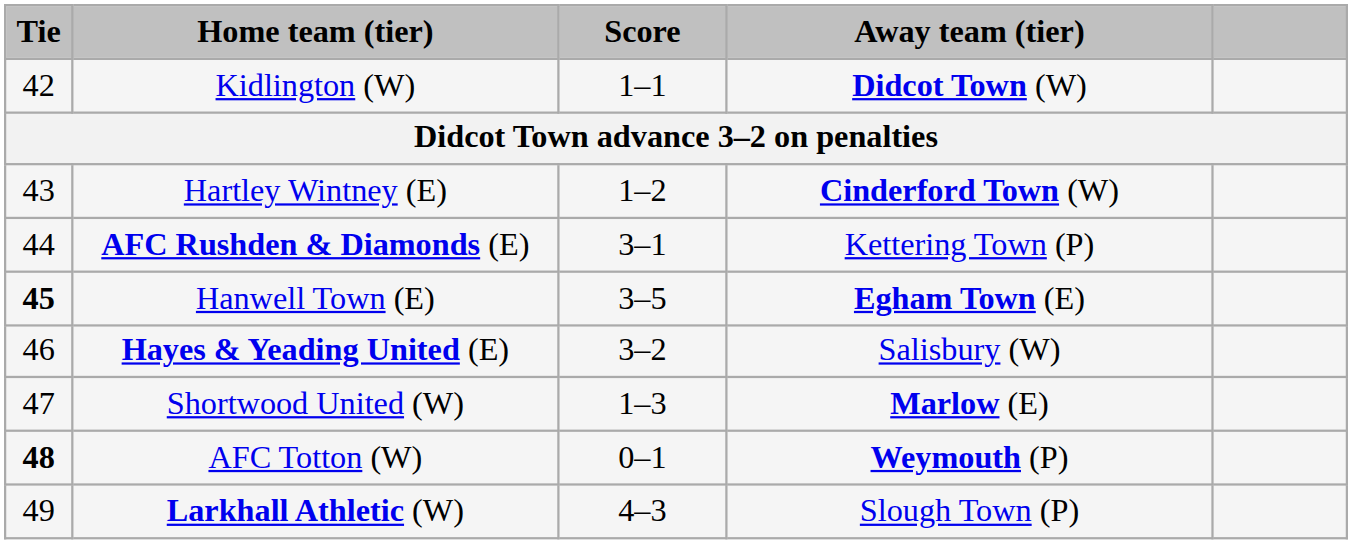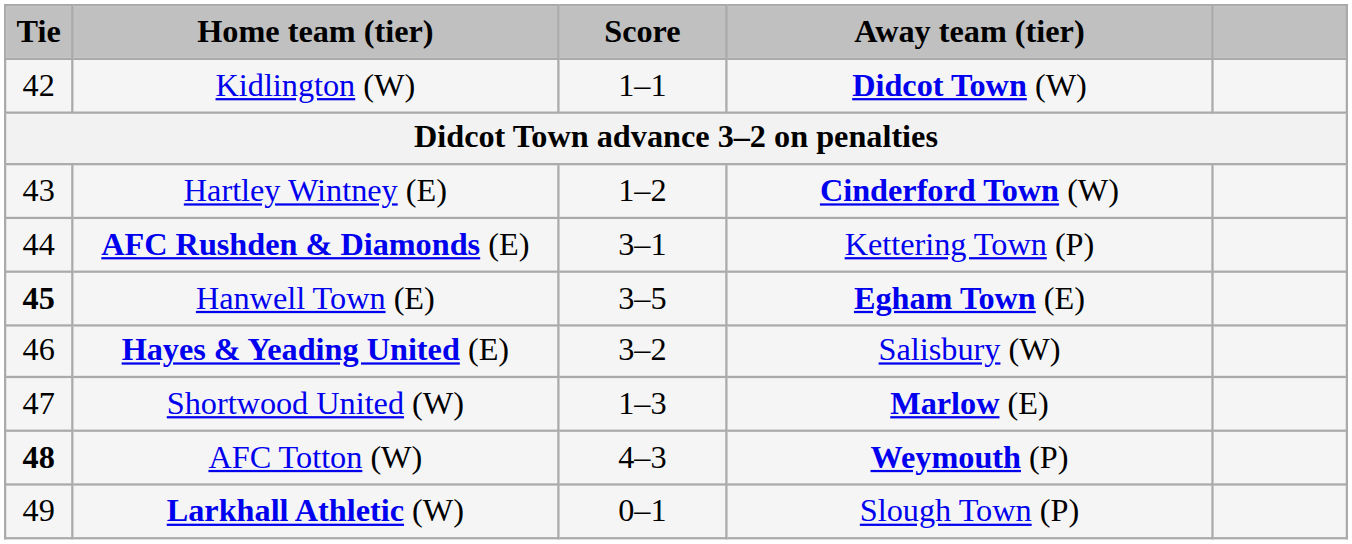(642, 457) 0–1 -> (642, 457) 4–3
(642, 510) 4–3 -> (642, 510) 0–1
